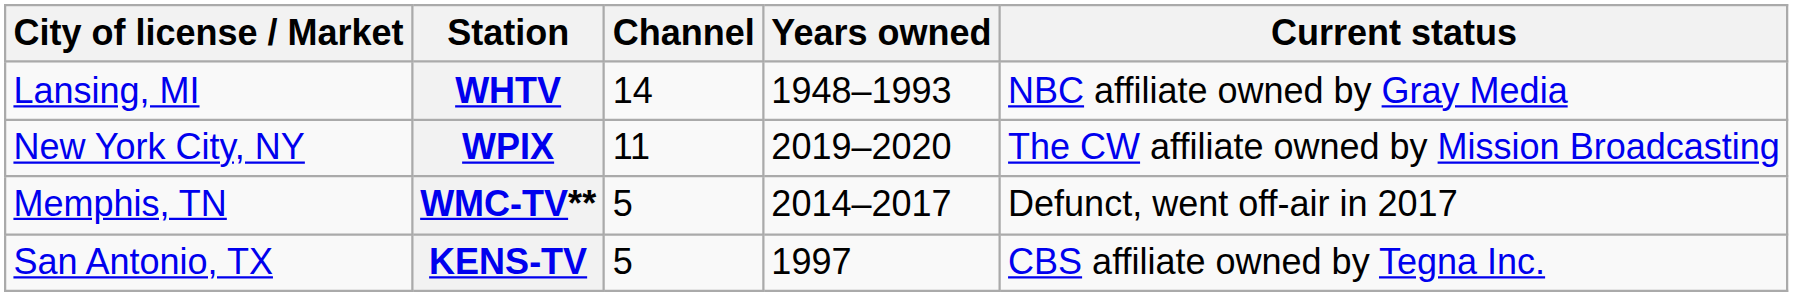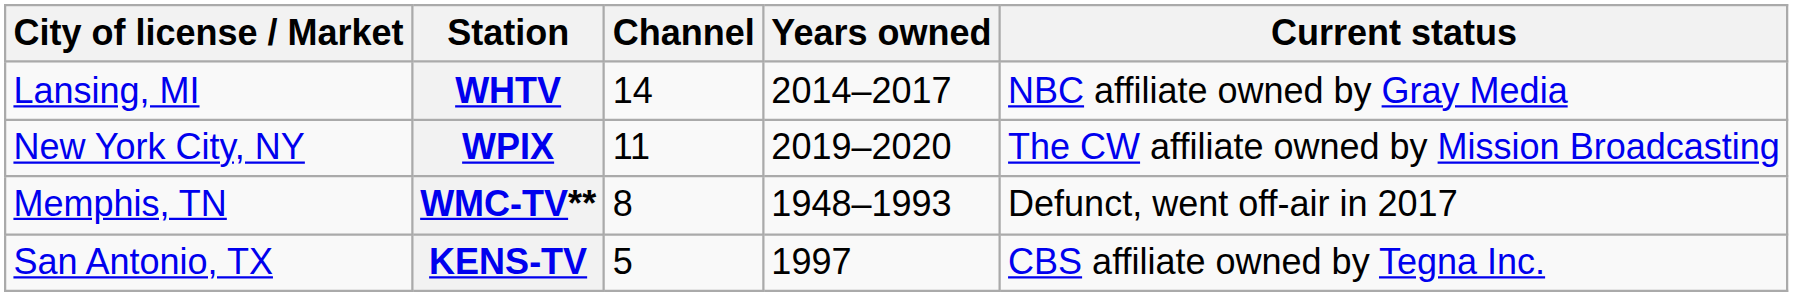(861, 90) 1948–1993 -> (861, 90) 2014–2017
(623, 204) 5 -> (623, 204) 8
(861, 204) 2014–2017 -> (861, 204) 1948–1993
